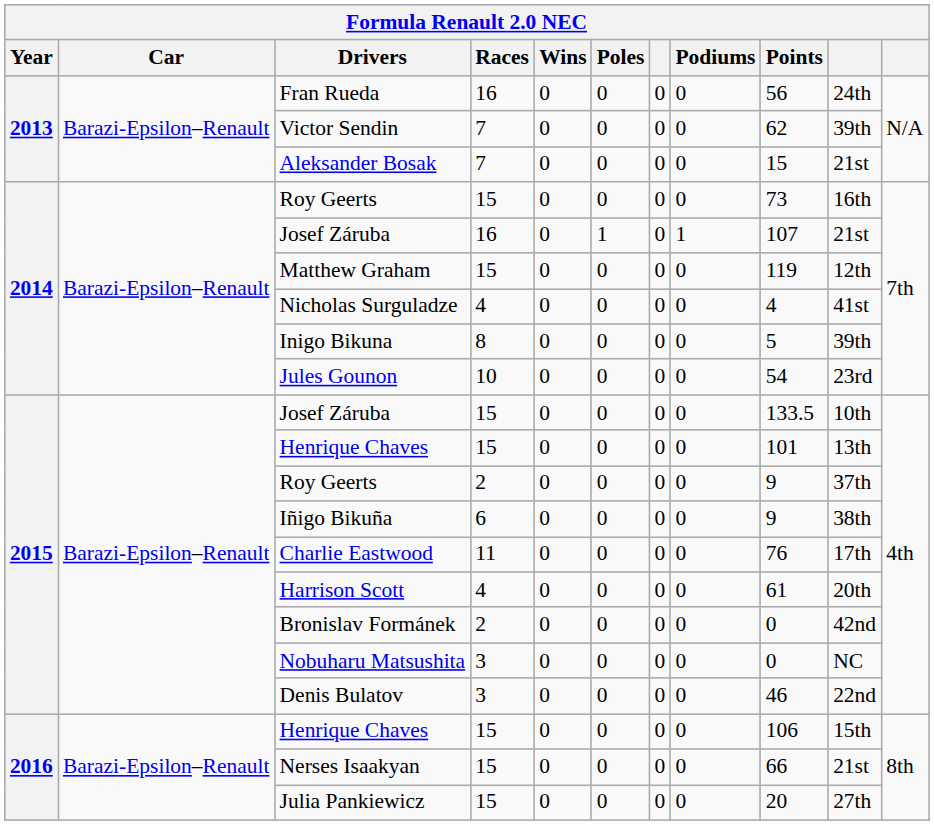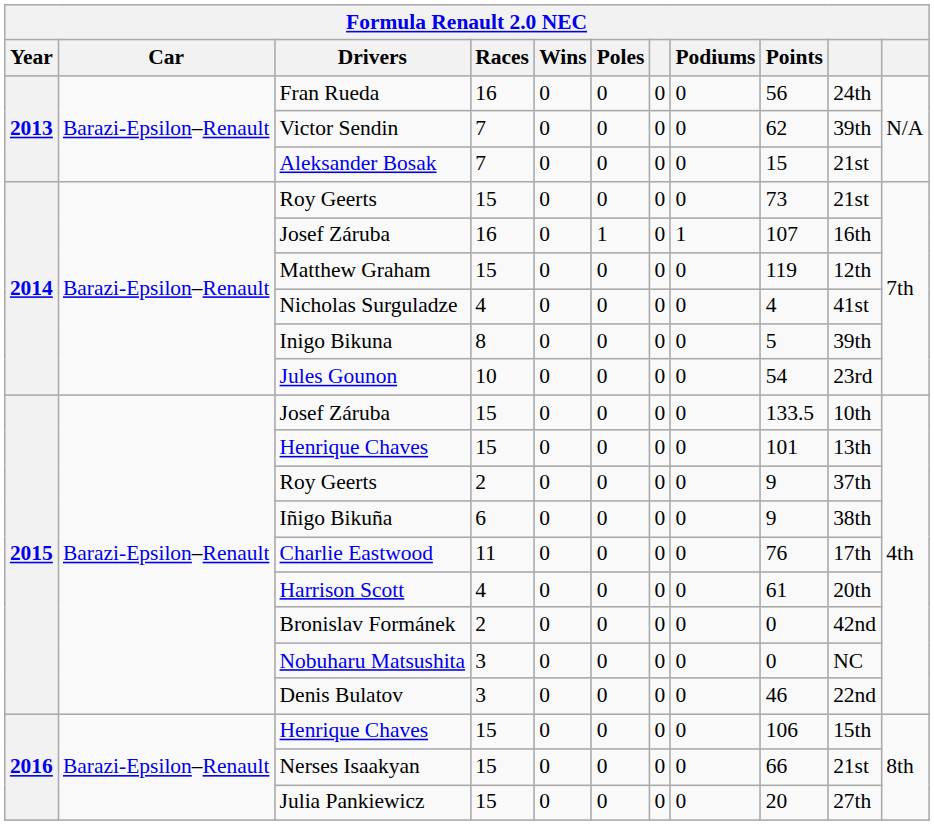(852, 199) 16th -> (851, 199) 21st
(851, 234) 21st -> (852, 234) 16th
